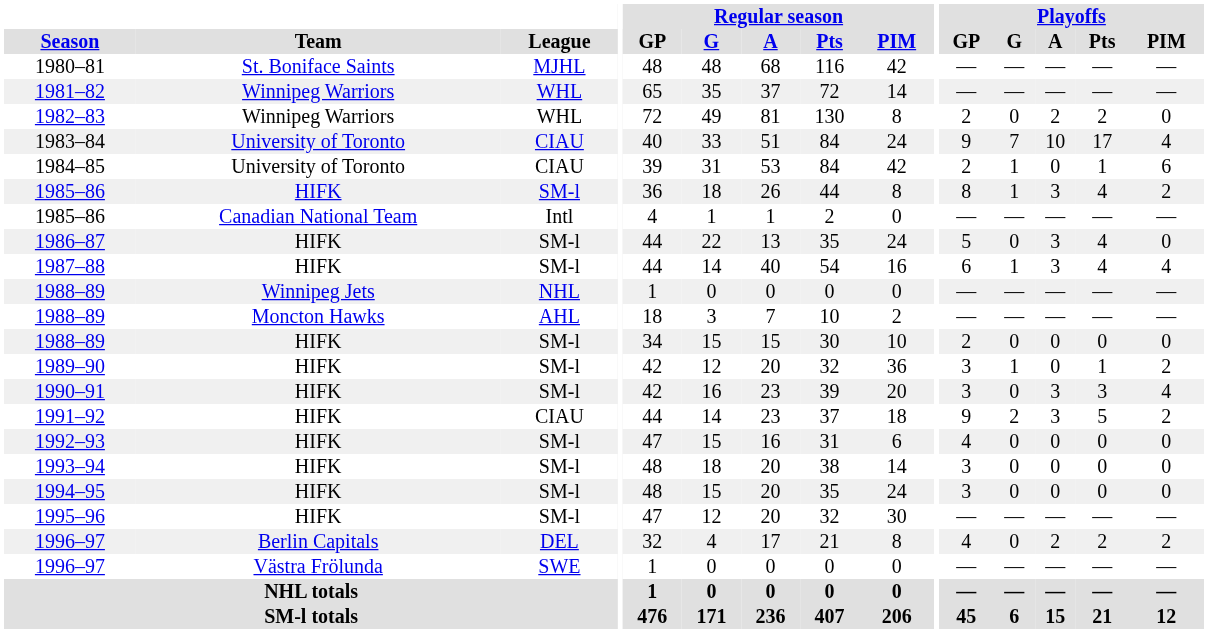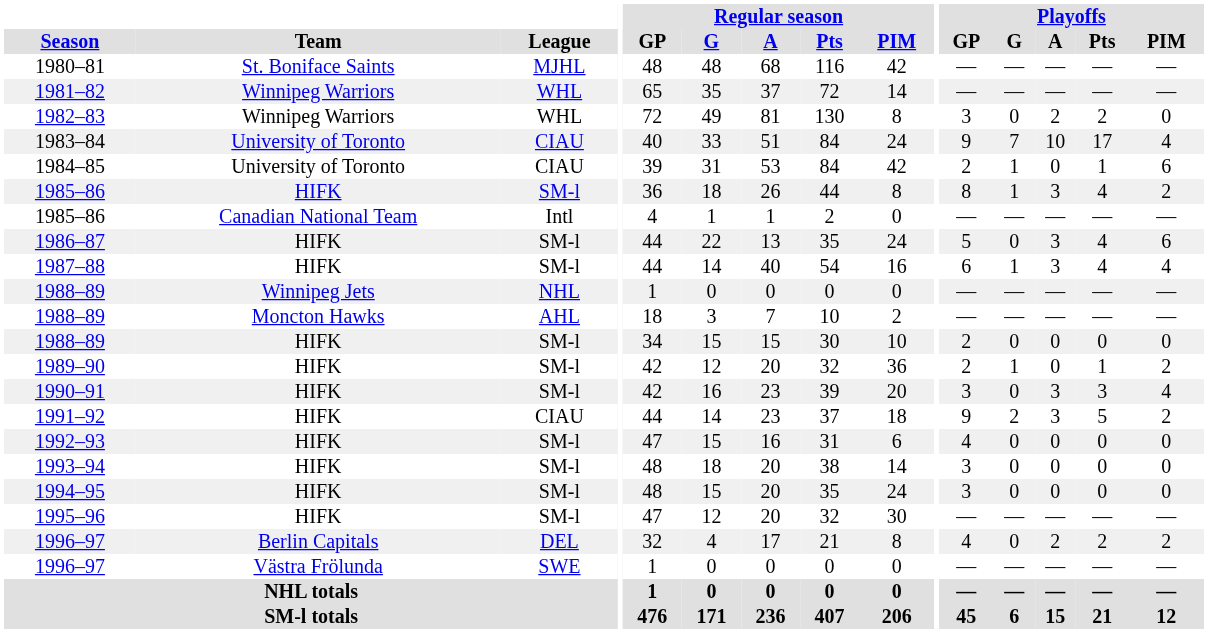(966, 116) 2 -> (966, 116) 3
(1166, 241) 0 -> (1166, 241) 6
(966, 366) 3 -> (966, 366) 2
